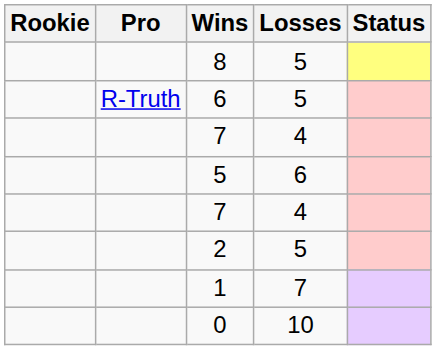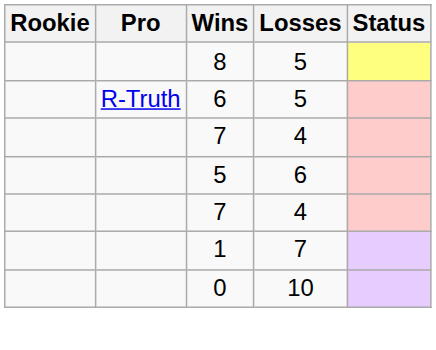- row: (220, 250)
